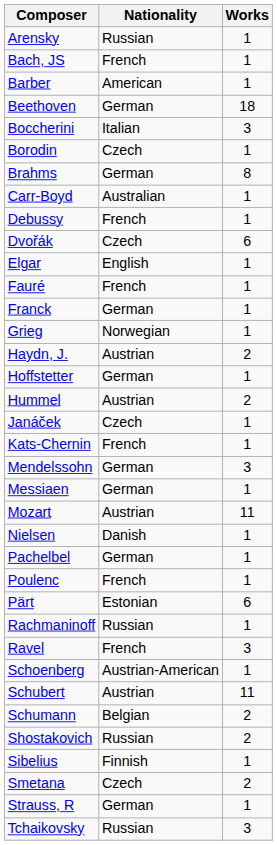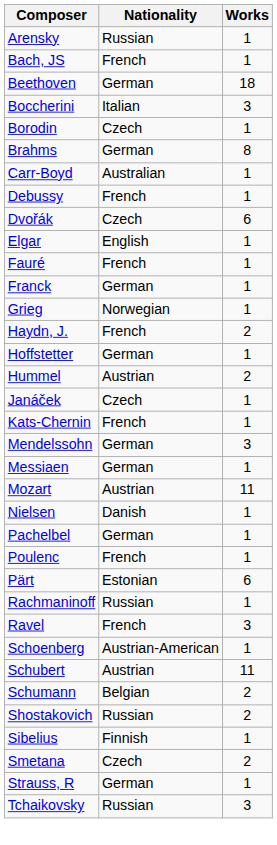- row: (29, 83)
(128, 354) Austrian -> (124, 331) French
